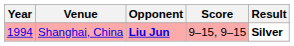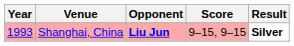(20, 32) 1994 -> (20, 32) 1993
